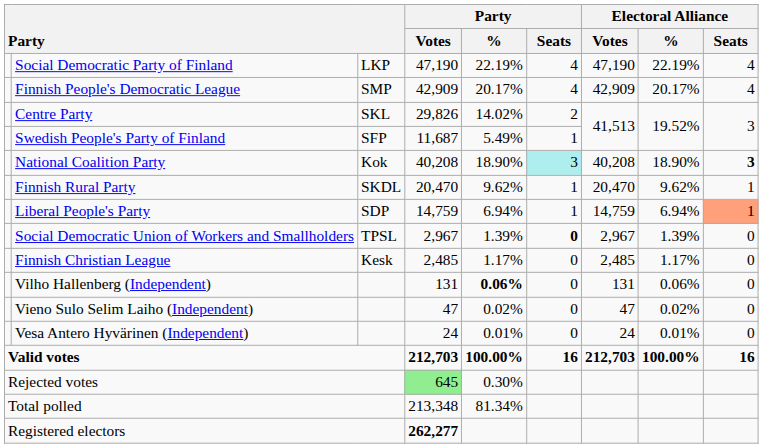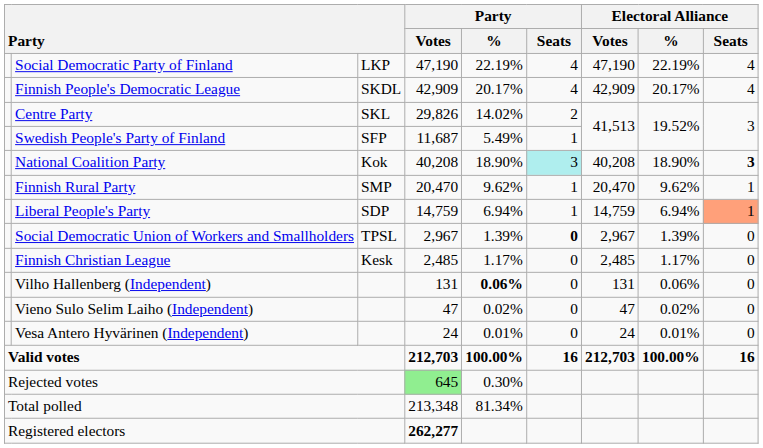(376, 89) SMP -> (381, 89) SKDL
(381, 187) SKDL -> (376, 187) SMP
